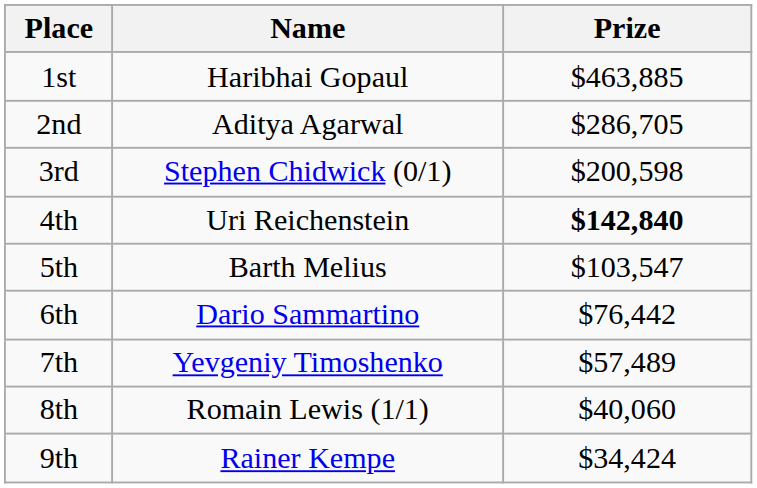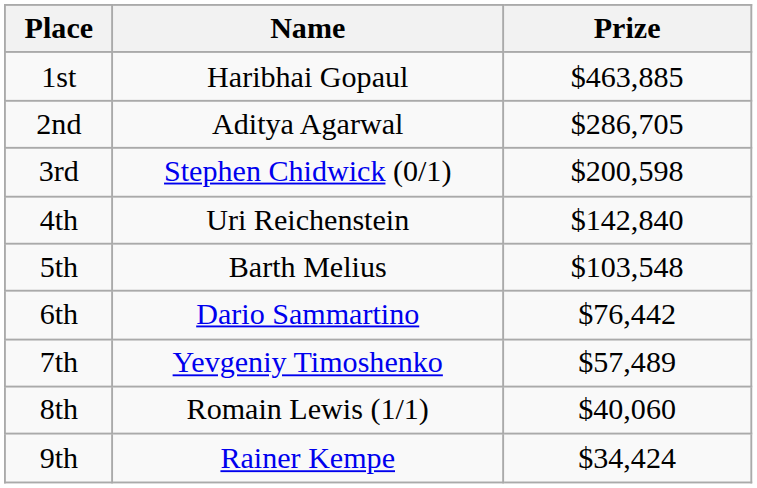(627, 219) bold -> (627, 219) normal
(627, 266) $103,547 -> (627, 266) $103,548
